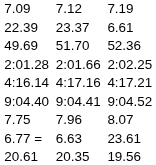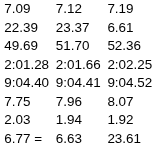- row: (27, 83)
+ row: (17, 120)
- row: (21, 156)
